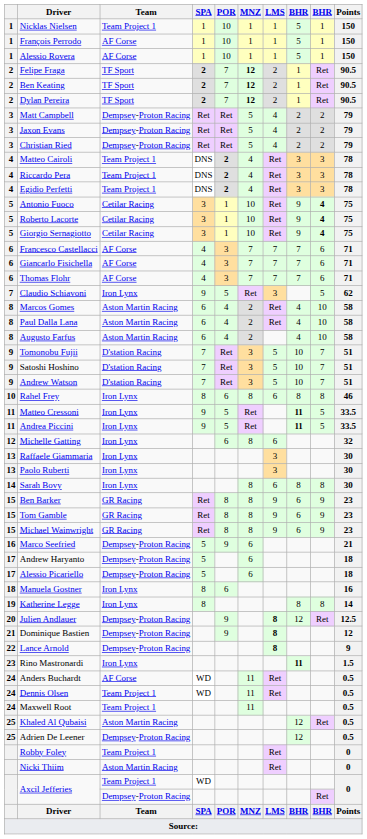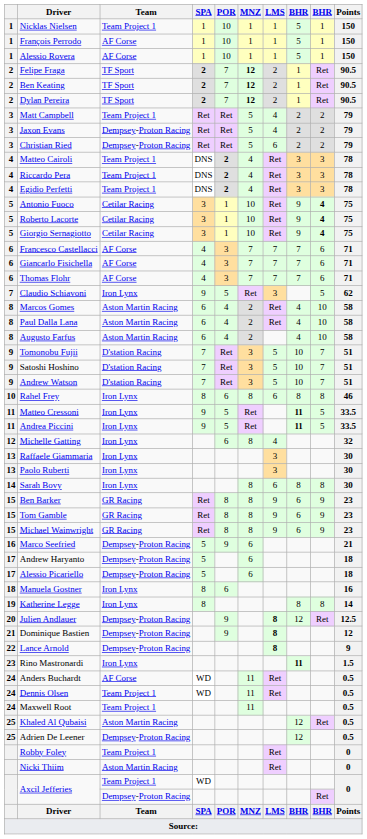(146, 115) Dempsey-Proton Racing -> (129, 115) Team Project 1
(275, 144) 4 -> (275, 144) 6
(275, 440) 6 -> (275, 440) 4
